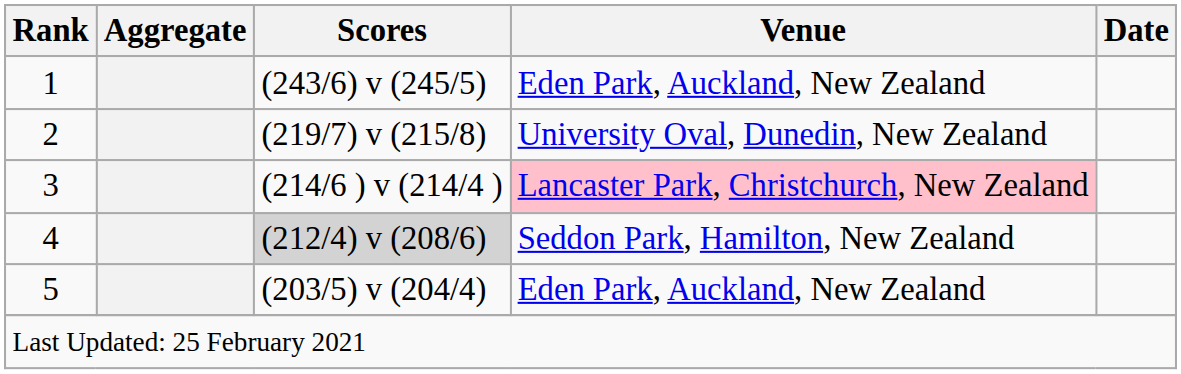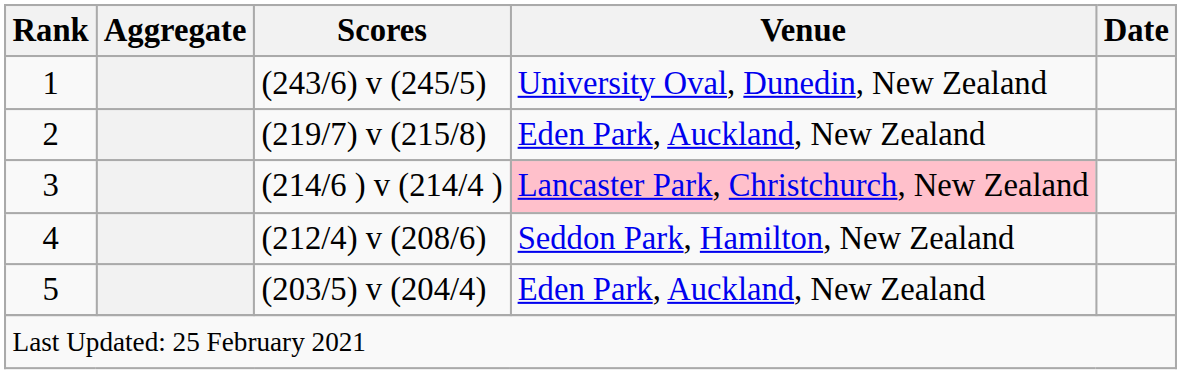(751, 82) Eden Park, Auckland, New Zealand -> (782, 82) University Oval, Dunedin, New Zealand
(782, 133) University Oval, Dunedin, New Zealand -> (751, 133) Eden Park, Auckland, New Zealand
(374, 237) lightgrey background -> (374, 237) no background
